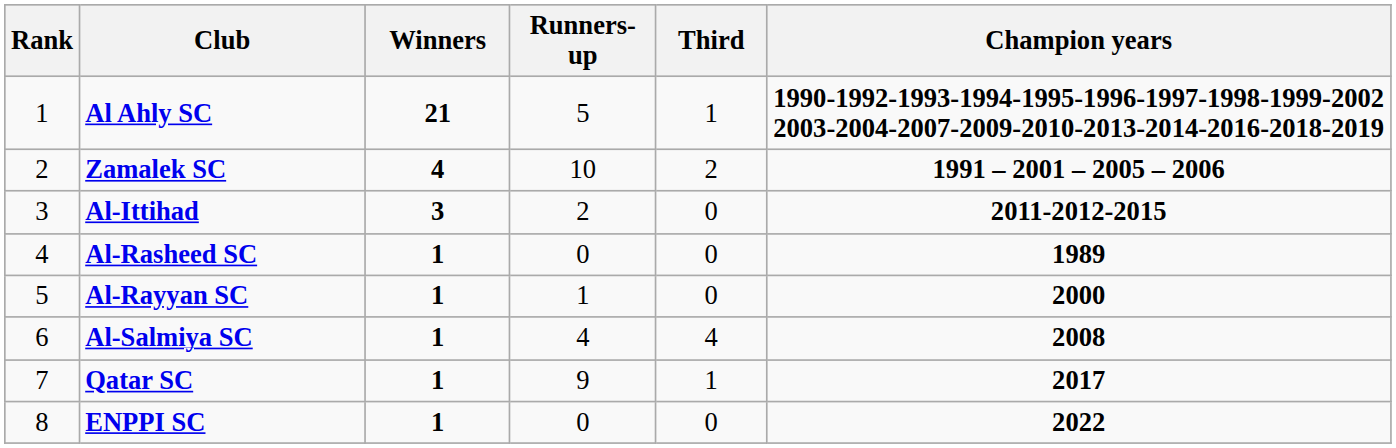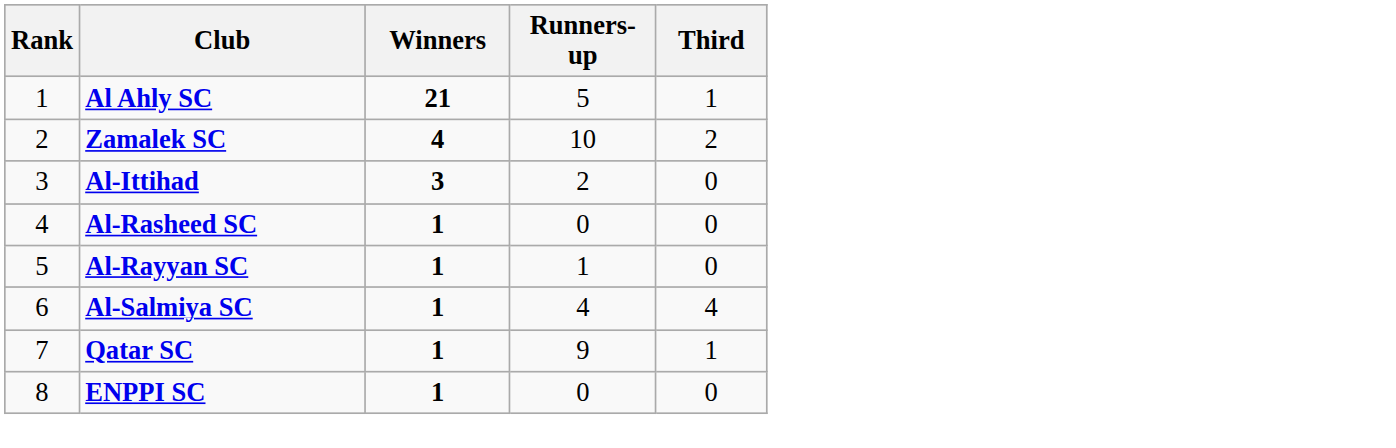- column: (1079, 40)
